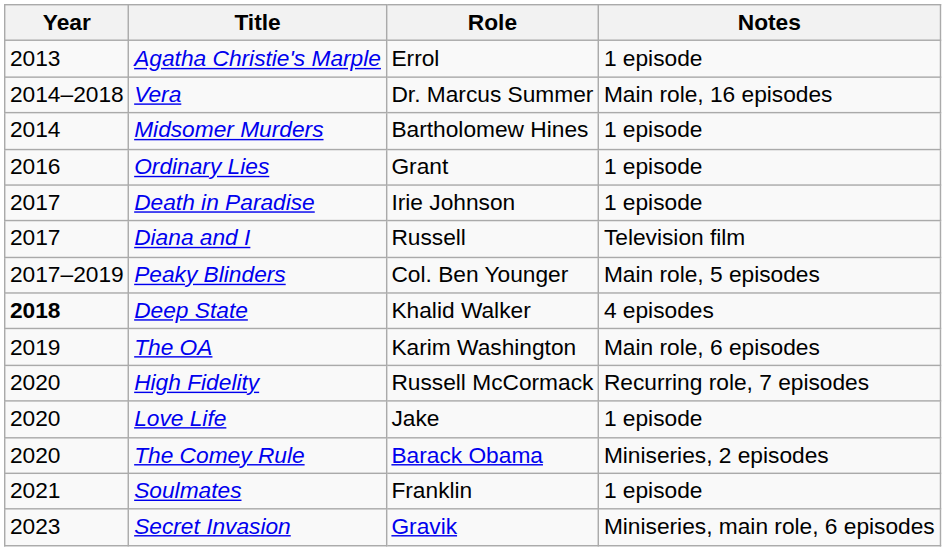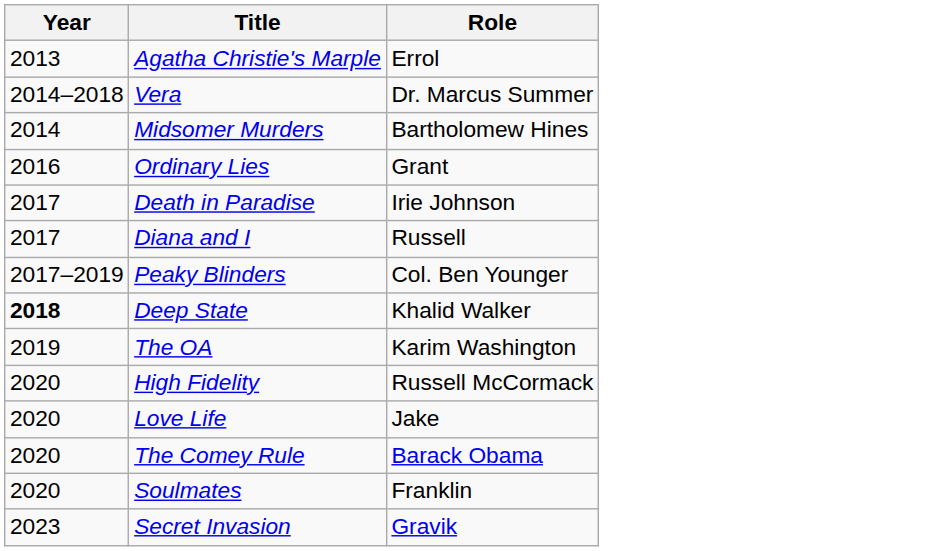- column: (769, 22)
(35, 490) 2021 -> (35, 490) 2020
